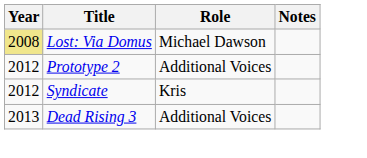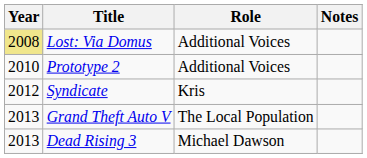(212, 41) Michael Dawson -> (234, 41) Additional Voices
(24, 66) 2012 -> (24, 66) 2010
+ row: (109, 116)
(215, 116) Additional Voices -> (231, 141) Michael Dawson
